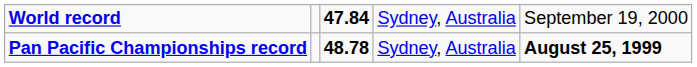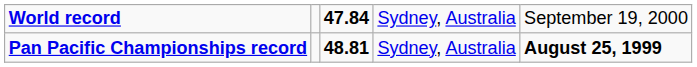(346, 47) 48.78 -> (346, 47) 48.81
